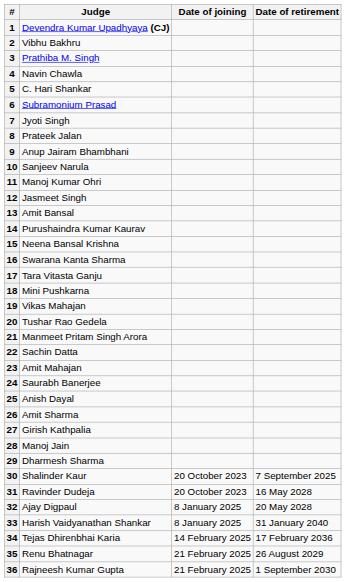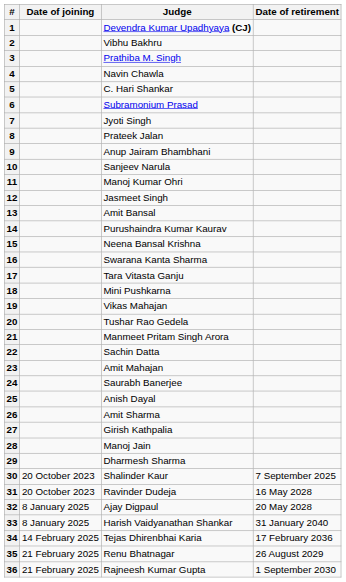columns swapped: (96, 12) <-> (212, 12)
